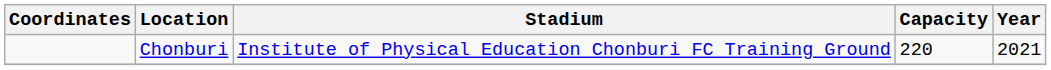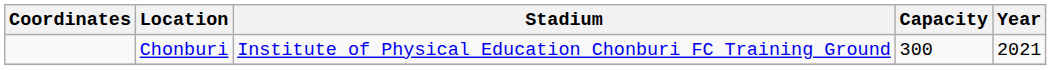(916, 50) 220 -> (916, 50) 300
